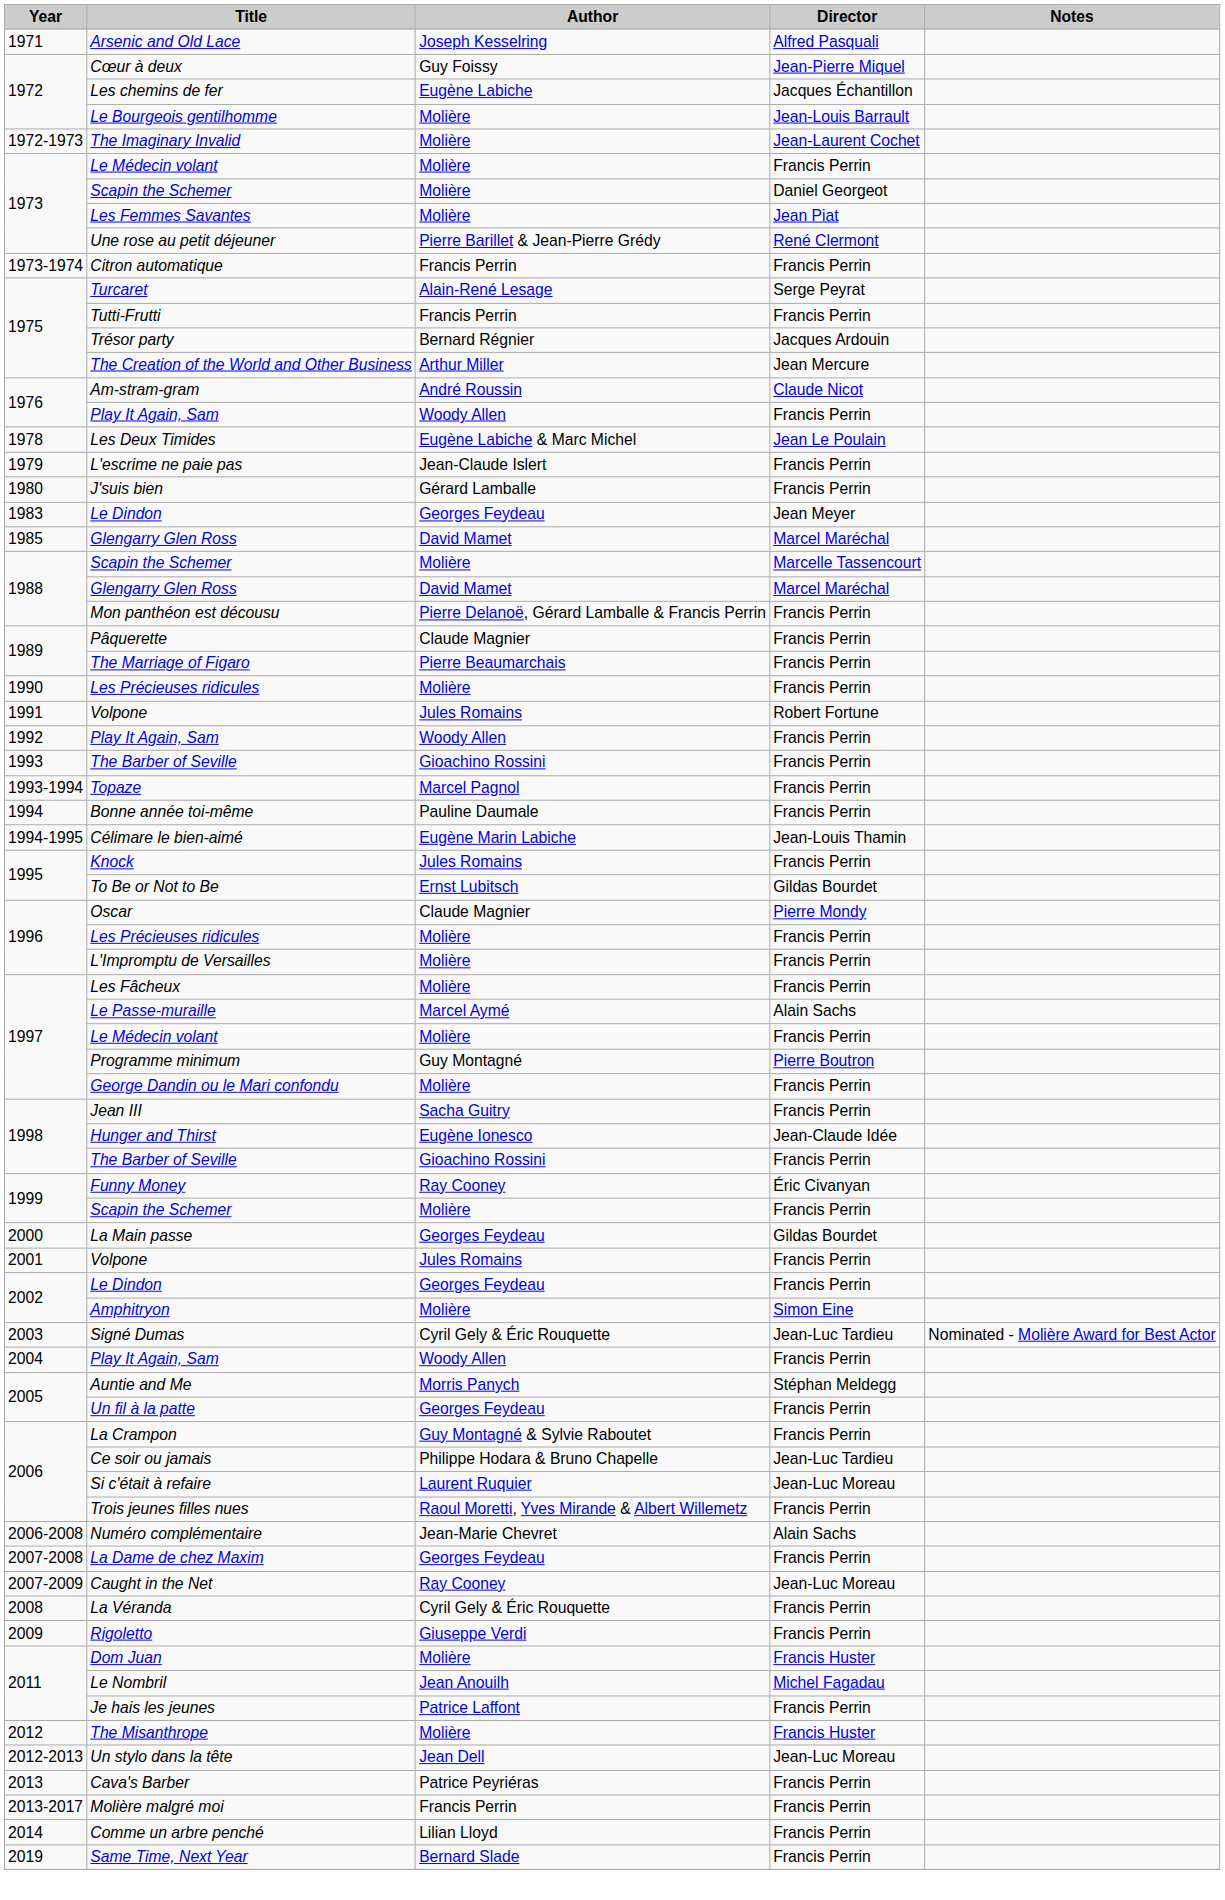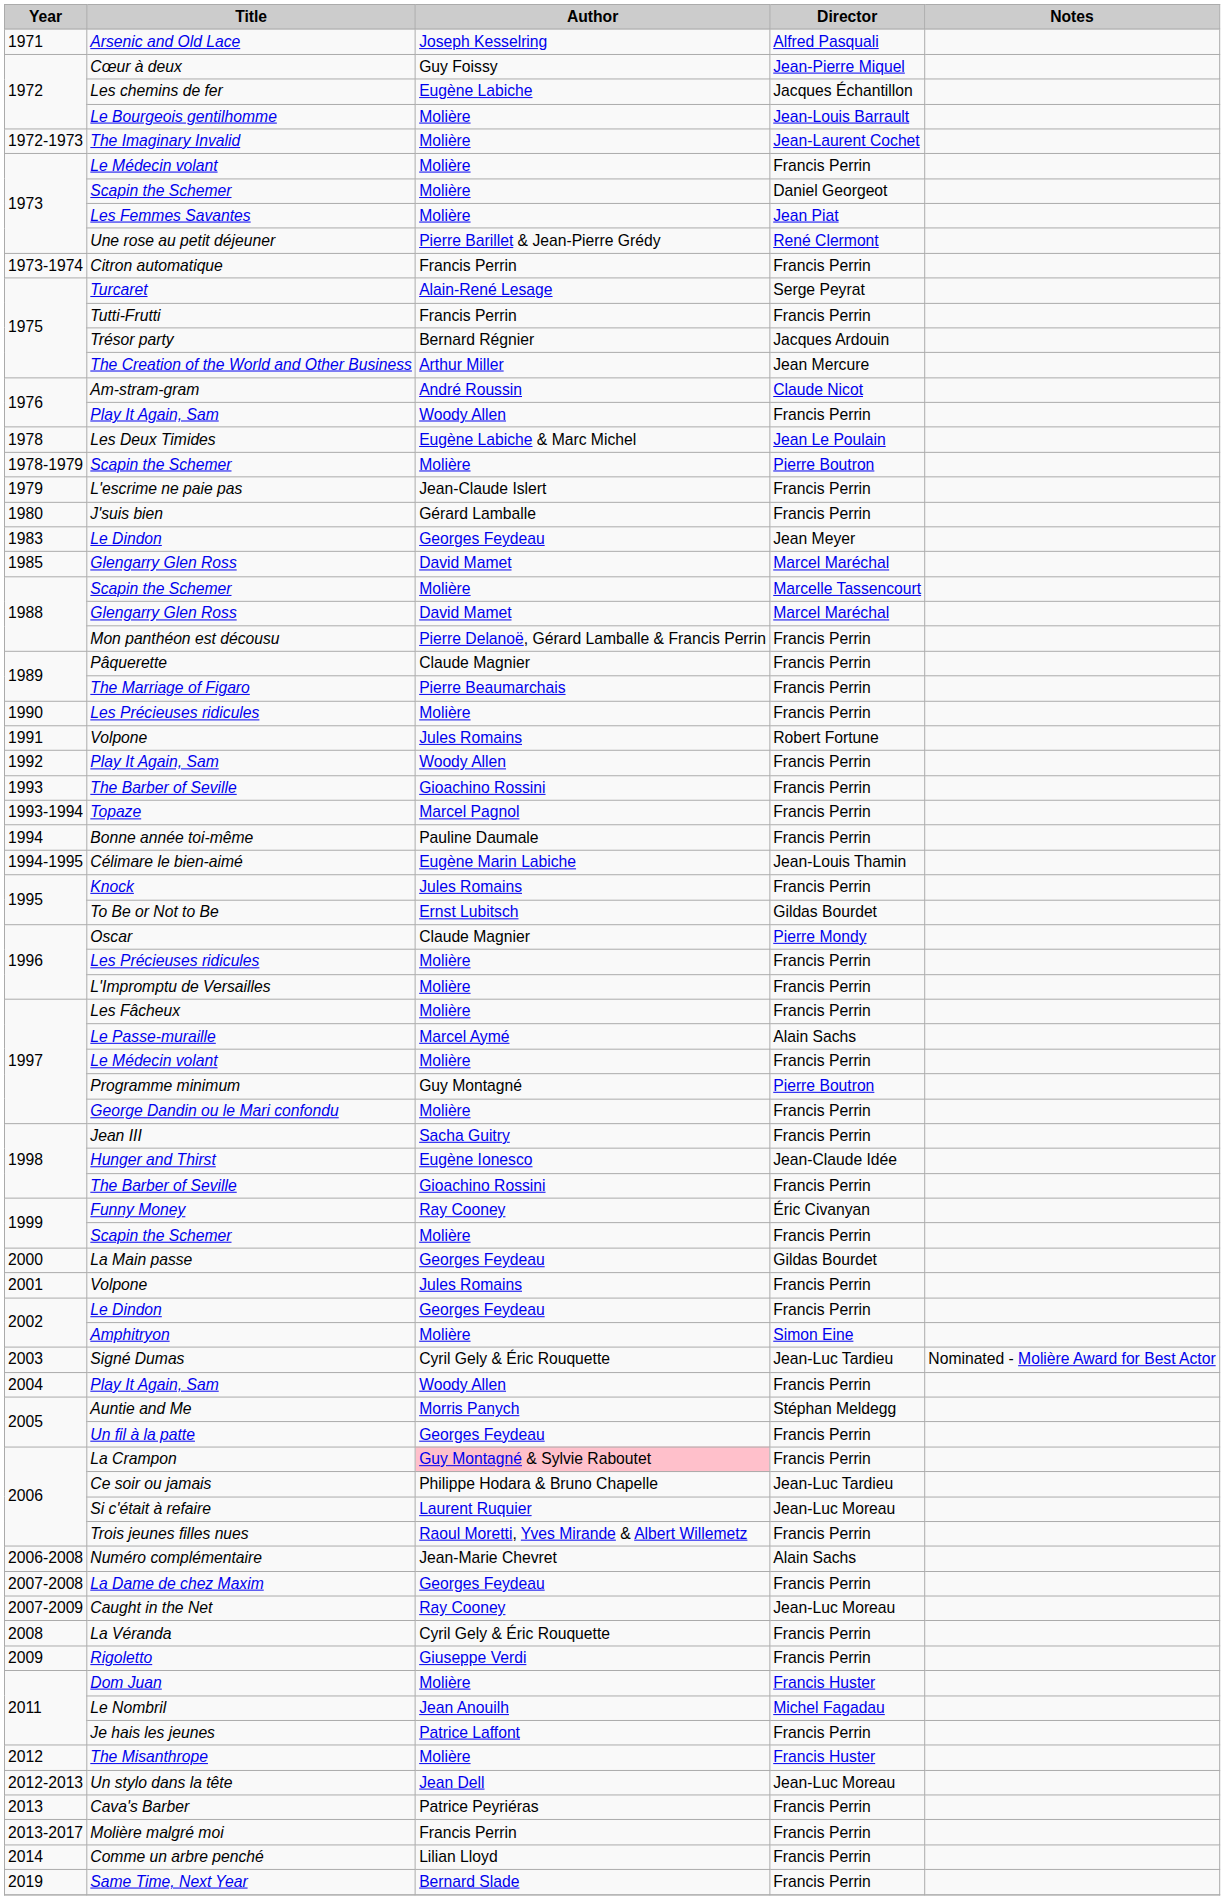+ row: (46, 464)
(535, 1434) no background -> (535, 1459) pink background
